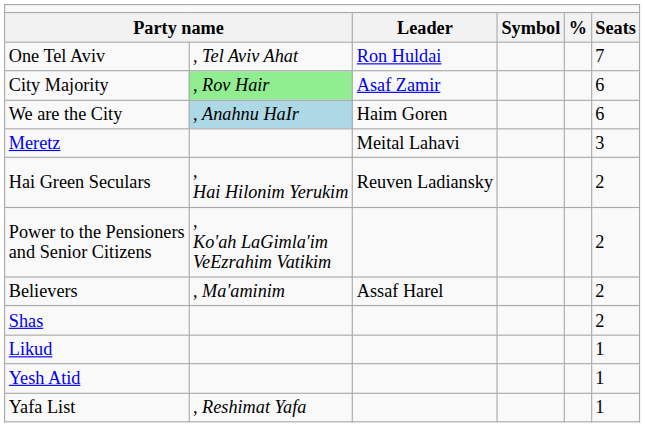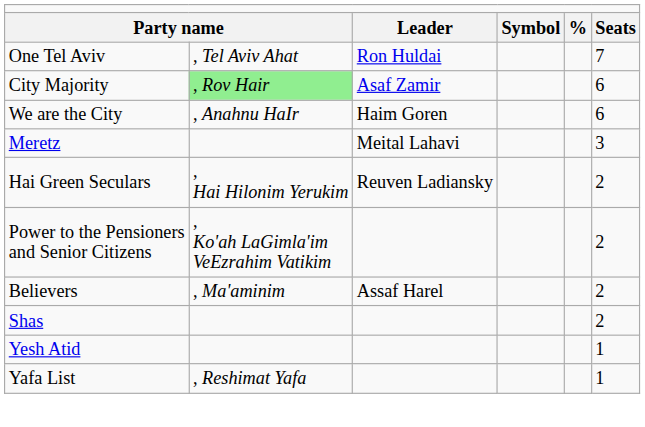(246, 114) lightblue background -> (246, 114) no background
- row: (31, 349)
